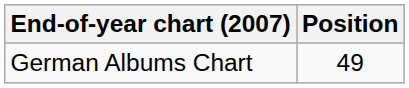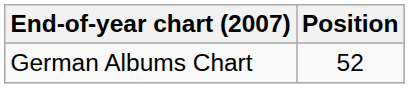(350, 62) 49 -> (350, 62) 52
